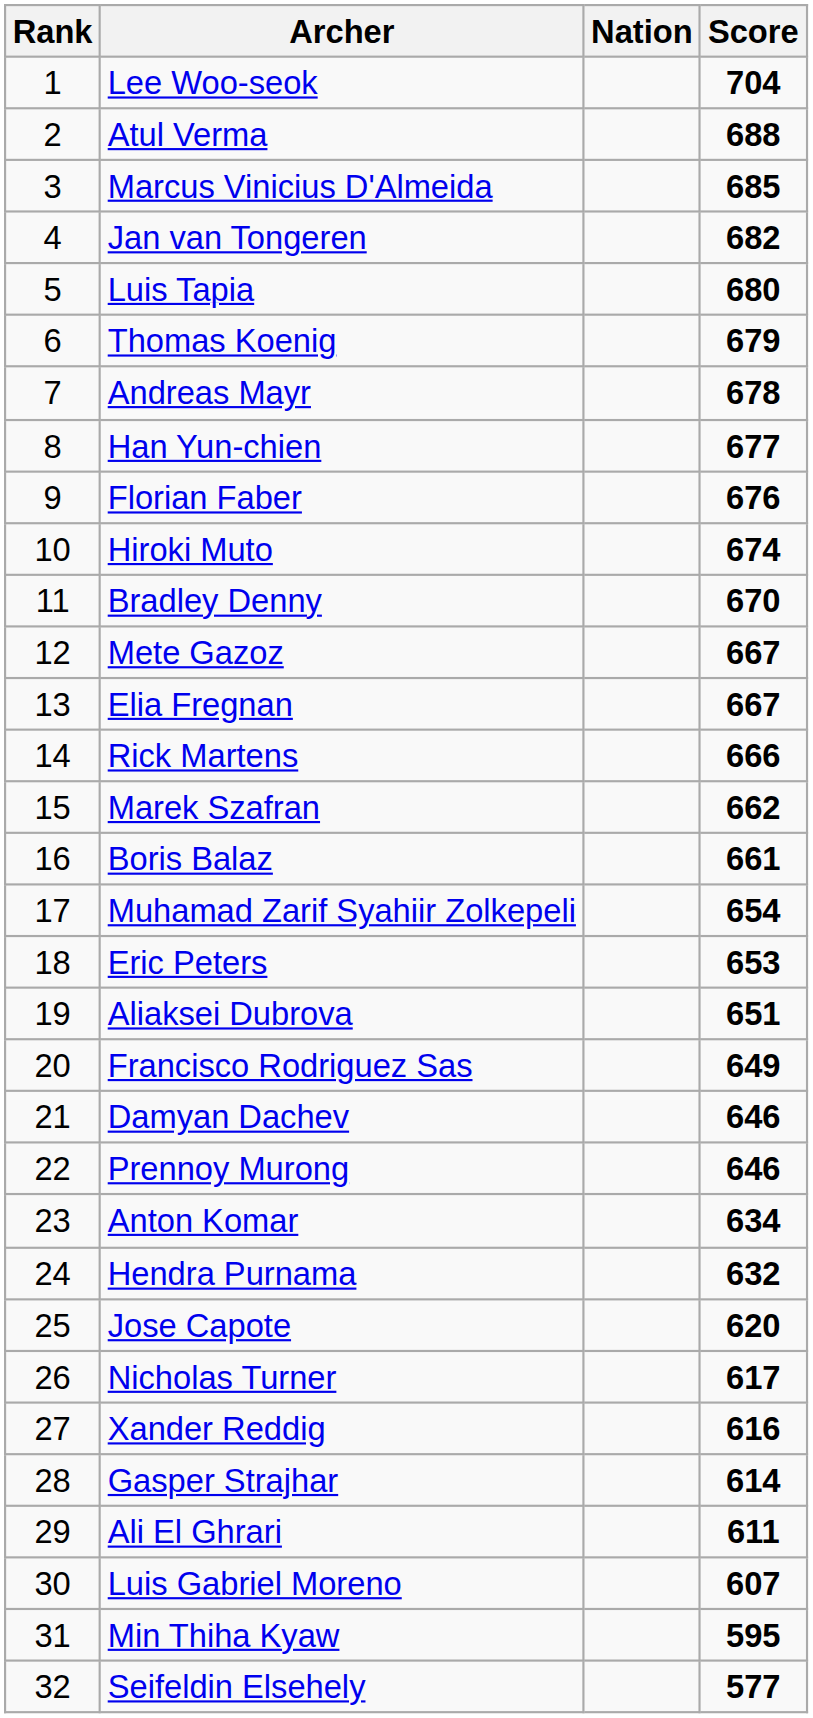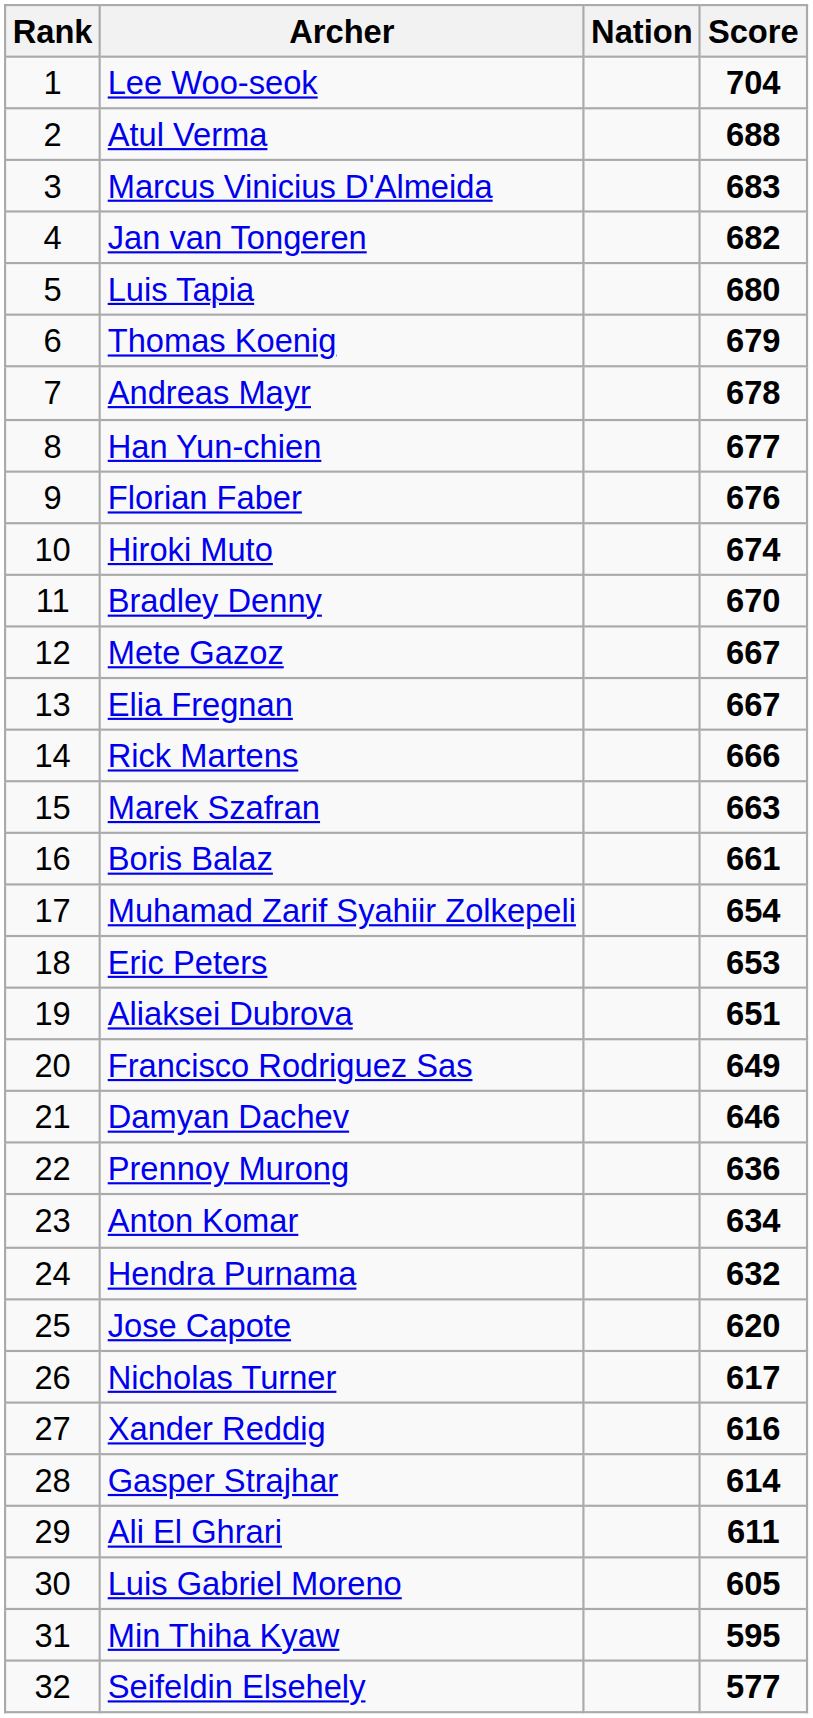(753, 186) 685 -> (753, 186) 683
(753, 807) 662 -> (753, 807) 663
(753, 1169) 646 -> (753, 1169) 636
(753, 1583) 607 -> (753, 1583) 605
